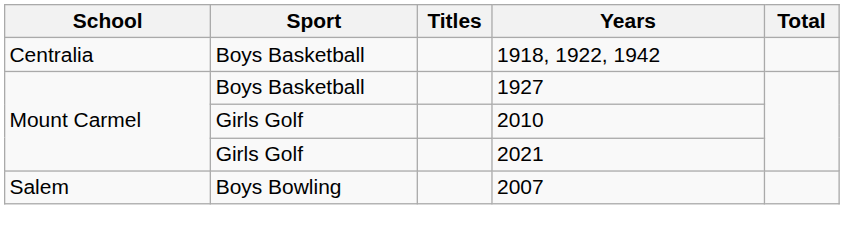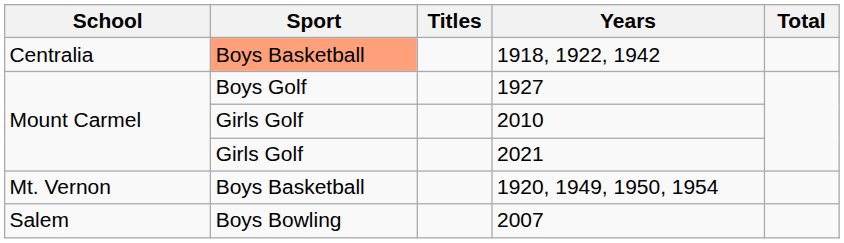(290, 54) no background -> (290, 54) lightsalmon background
(290, 87) Boys Basketball -> (261, 87) Boys Golf
+ row: (608, 187)
